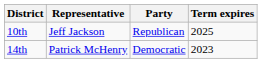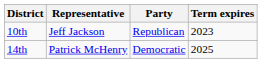(202, 31) 2025 -> (202, 31) 2023
(202, 49) 2023 -> (202, 49) 2025
